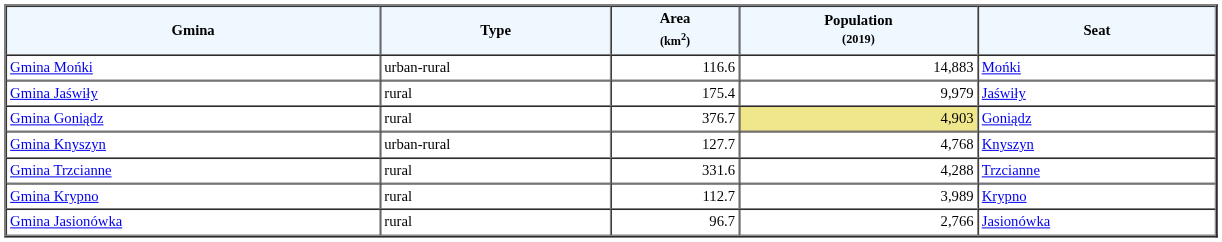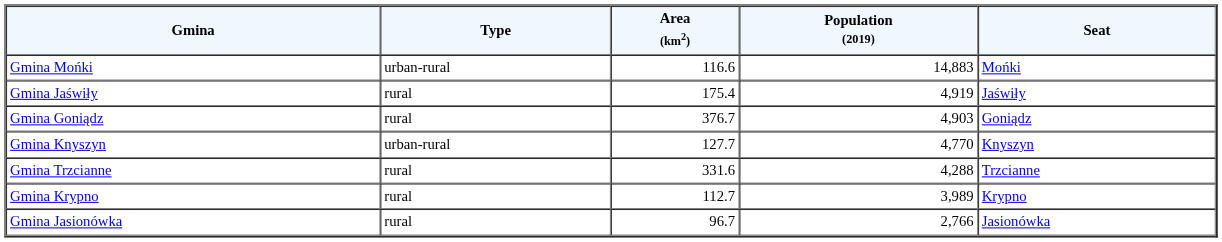(957, 93) 9,979 -> (957, 93) 4,919
(957, 118) khaki background -> (957, 118) no background
(957, 144) 4,768 -> (957, 144) 4,770
